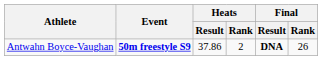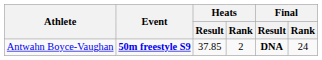(210, 47) 37.86 -> (210, 47) 37.85
(303, 47) 26 -> (303, 47) 24
